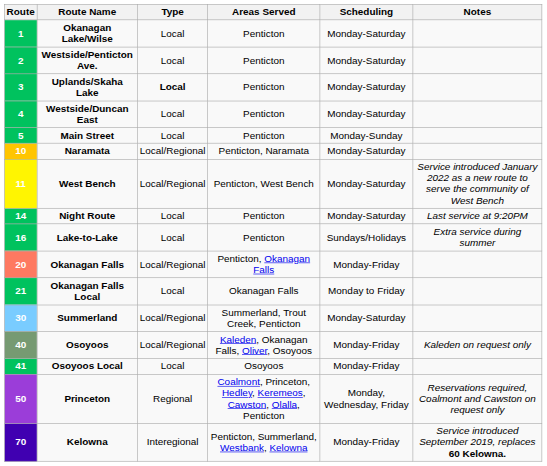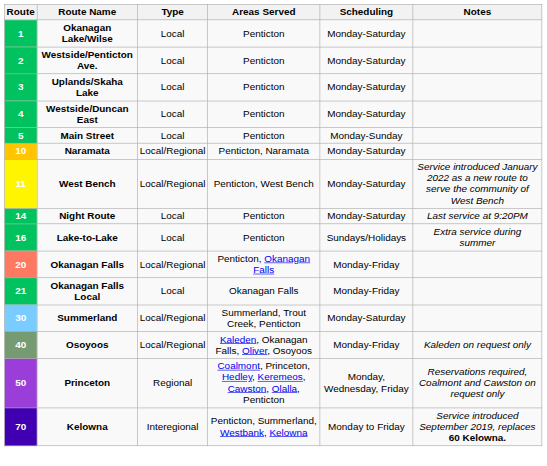(173, 87) bold -> (173, 87) normal
(366, 291) Monday to Friday -> (366, 291) Monday-Friday
- row: (87, 366)
(366, 442) Monday-Friday -> (366, 426) Monday to Friday
